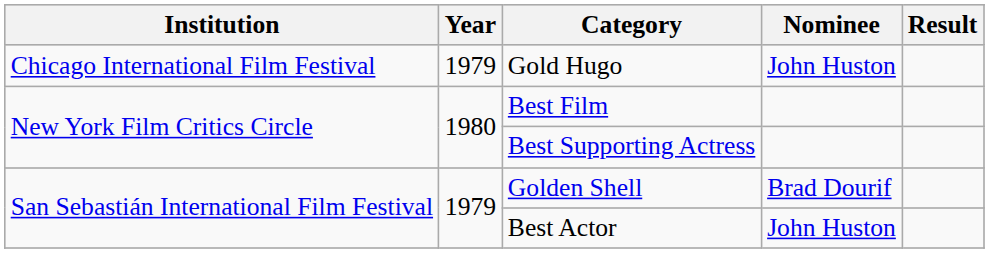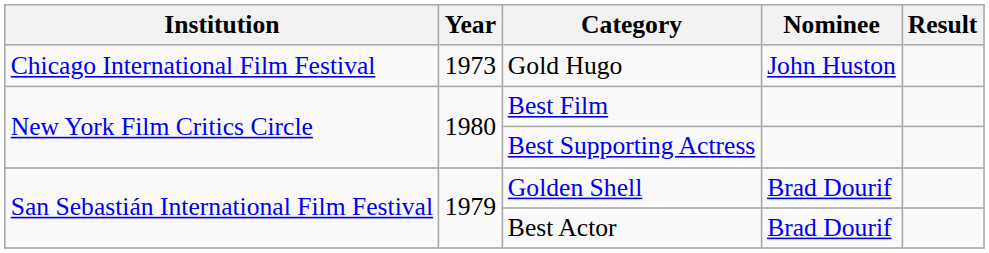(470, 65) 1979 -> (470, 65) 1973
(831, 227) John Huston -> (829, 227) Brad Dourif
